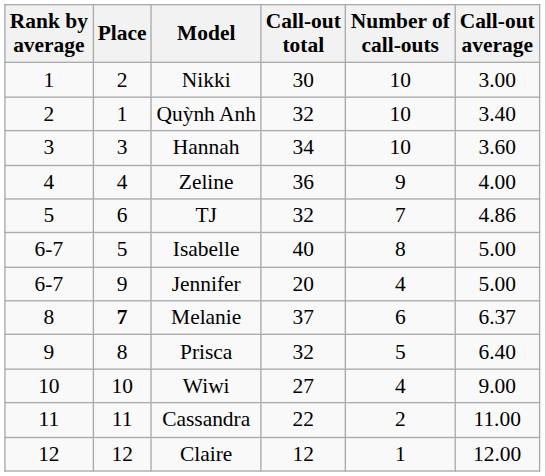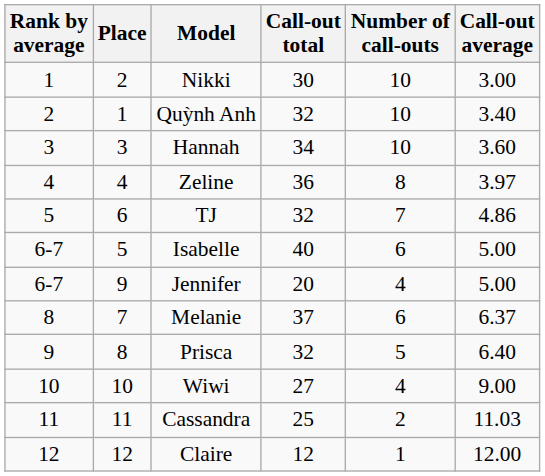(400, 181) 9 -> (400, 181) 8
(497, 181) 4.00 -> (497, 181) 3.97
(400, 249) 8 -> (400, 249) 6
(122, 317) bold -> (122, 317) normal
(303, 419) 22 -> (303, 419) 25
(497, 419) 11.00 -> (497, 419) 11.03
